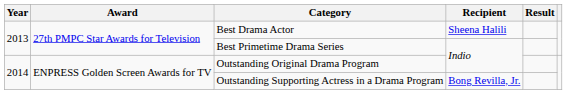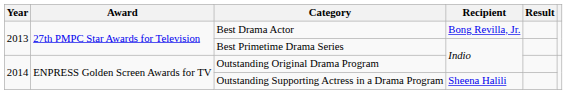(477, 30) Sheena Halili -> (484, 30) Bong Revilla, Jr.
(484, 81) Bong Revilla, Jr. -> (477, 81) Sheena Halili
